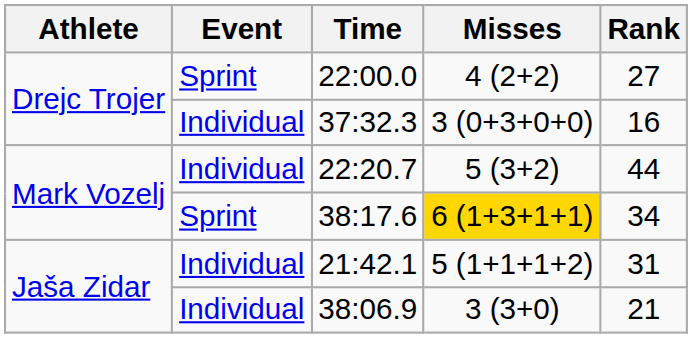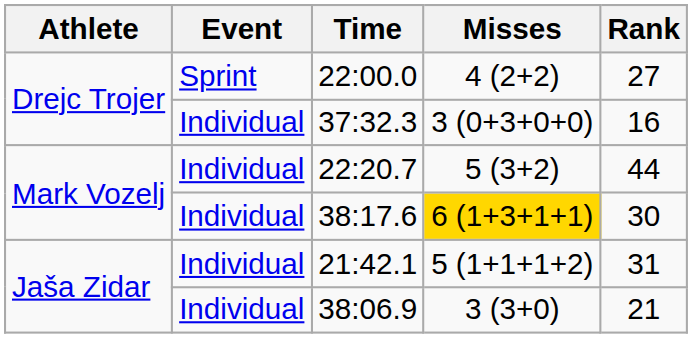(218, 216) Sprint -> (242, 216) Individual
(644, 216) 34 -> (644, 216) 30
